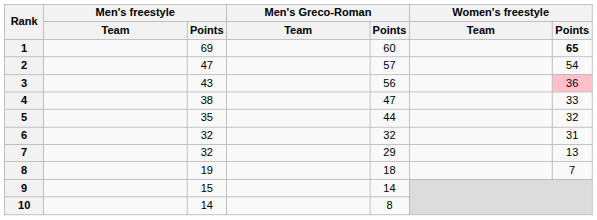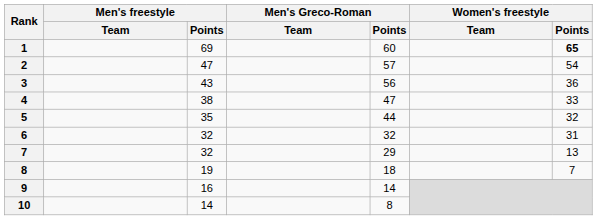(572, 83) pink background -> (572, 83) no background
(207, 188) 15 -> (207, 188) 16
